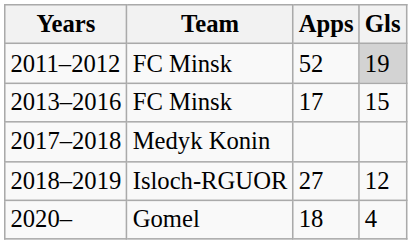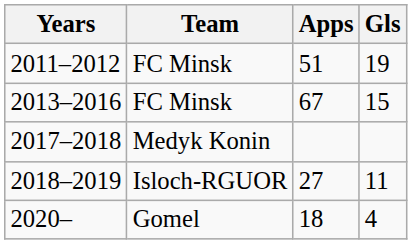(311, 63) 52 -> (311, 63) 51
(377, 63) lightgrey background -> (377, 63) no background
(311, 102) 17 -> (311, 102) 67
(377, 180) 12 -> (377, 180) 11
